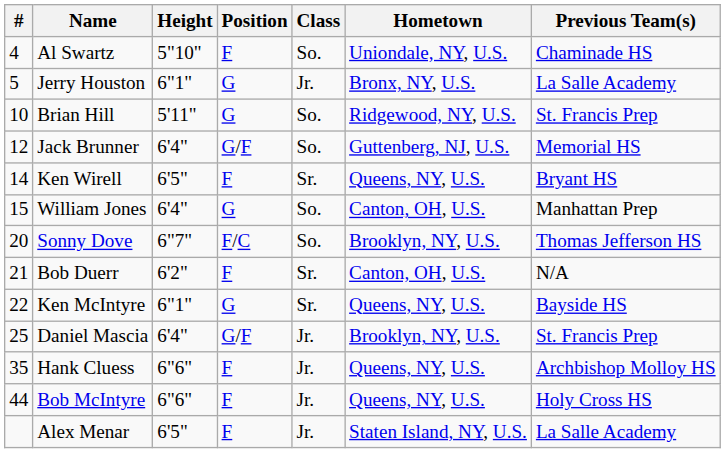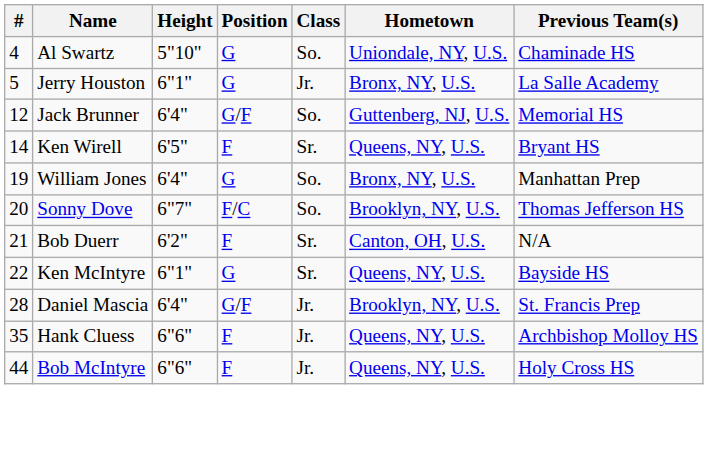(227, 52) F -> (229, 52) G
- row: (76, 115)
(19, 210) 15 -> (19, 178) 19
(417, 210) Canton, OH, U.S. -> (412, 178) Bronx, NY, U.S.
(19, 336) 25 -> (19, 304) 28
- row: (83, 431)
